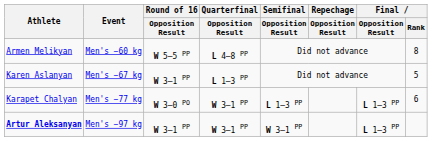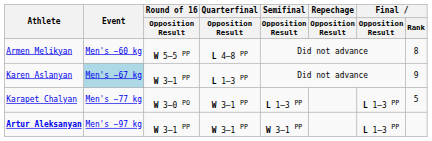(114, 75) no background -> (114, 75) lightblue background
(416, 75) 5 -> (416, 75) 9
(416, 99) 6 -> (416, 99) 5
